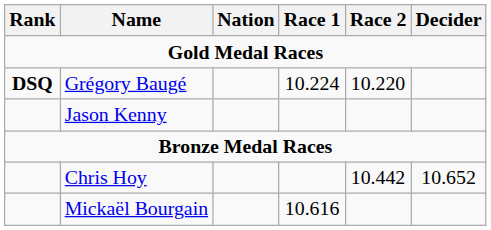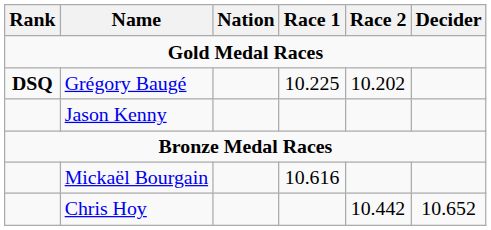(312, 83) 10.224 -> (312, 83) 10.225
(378, 83) 10.220 -> (378, 83) 10.202
rows swapped: (106, 177) <-> (136, 209)
